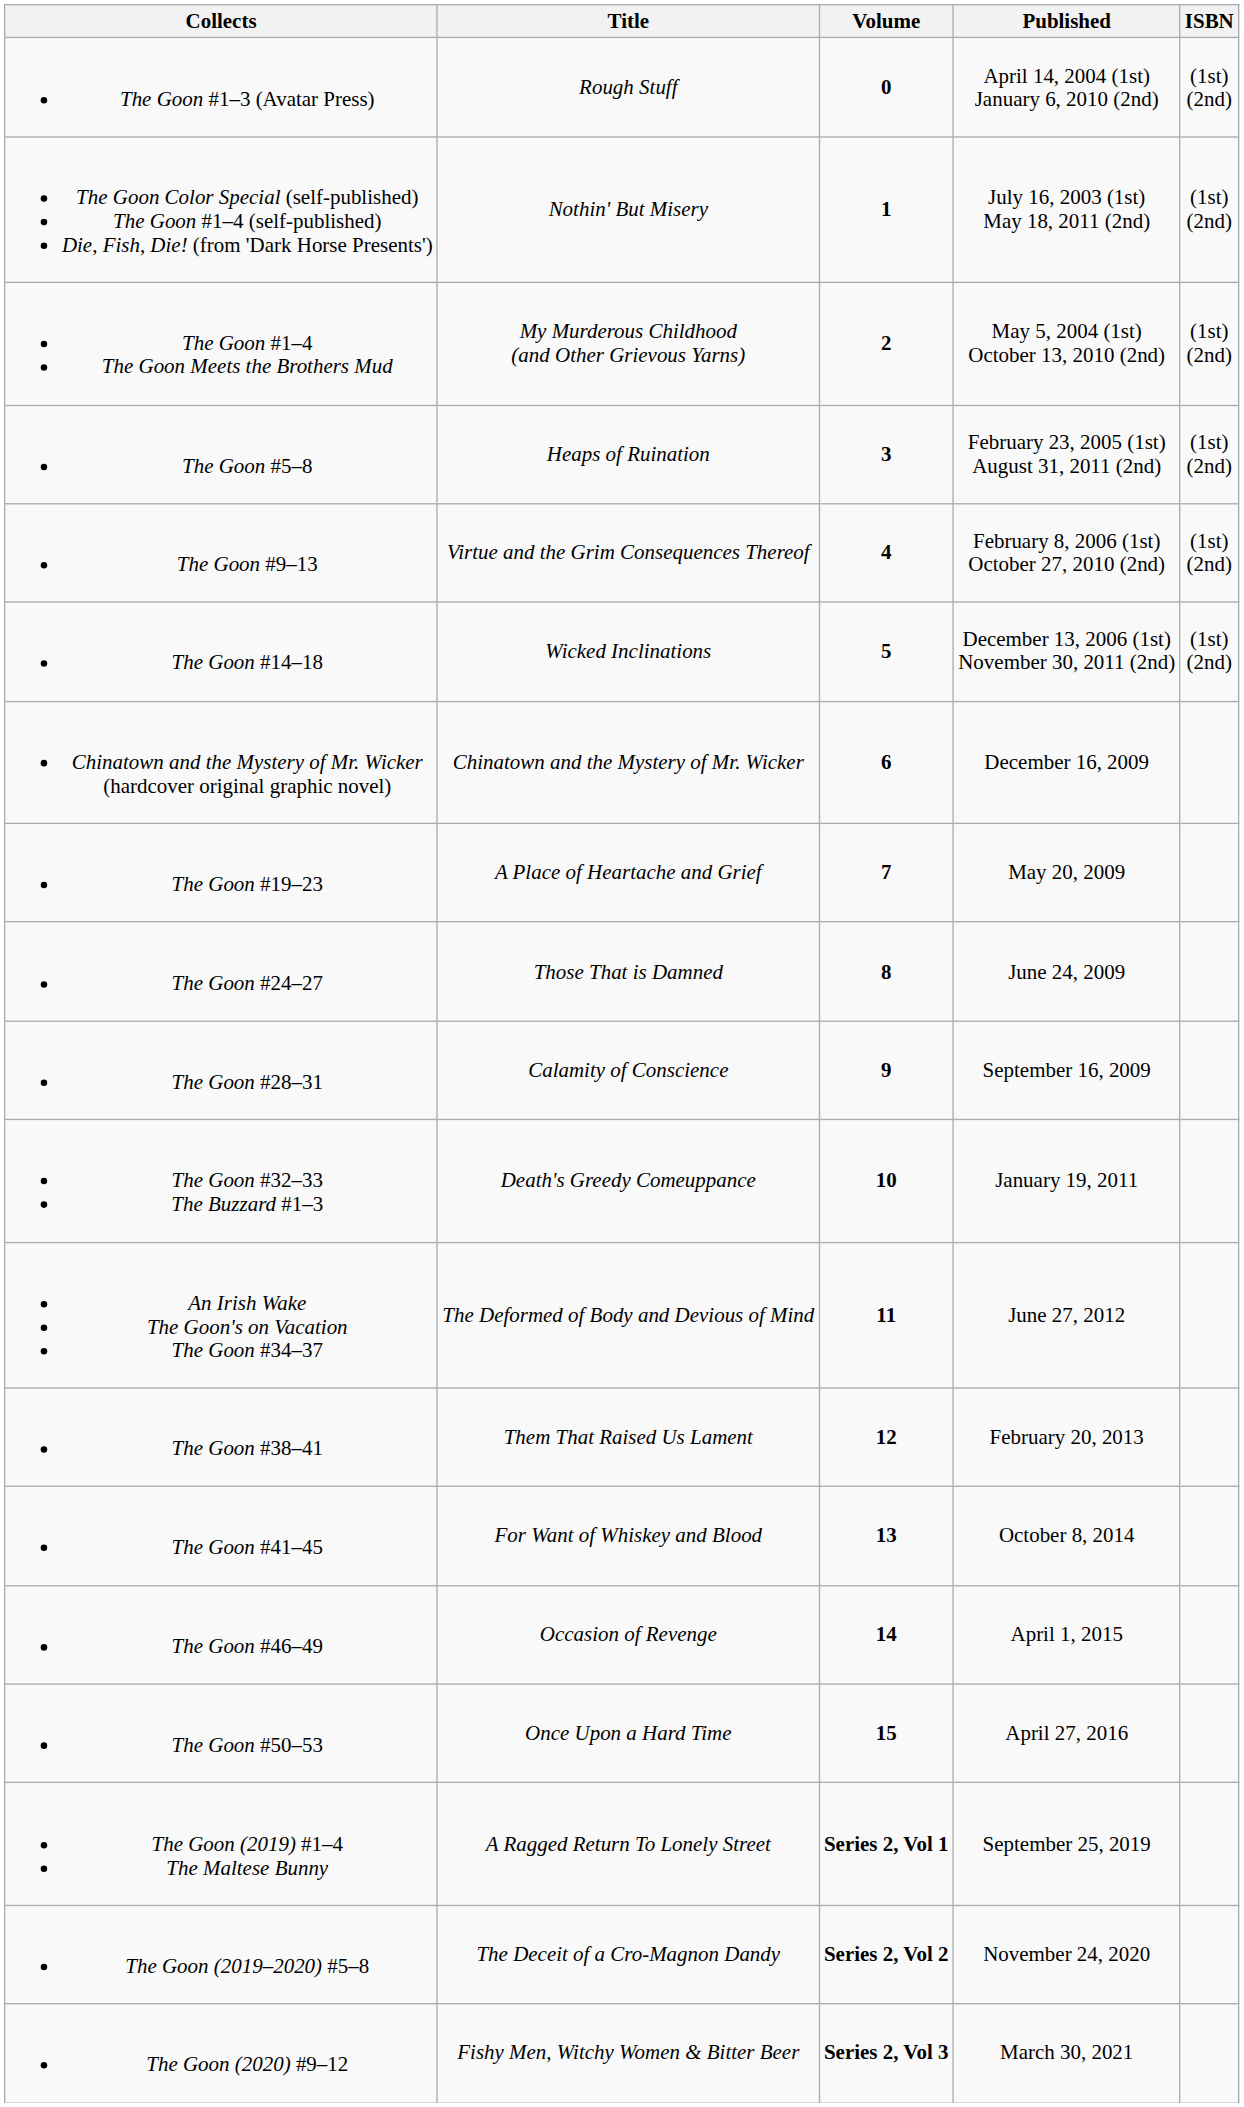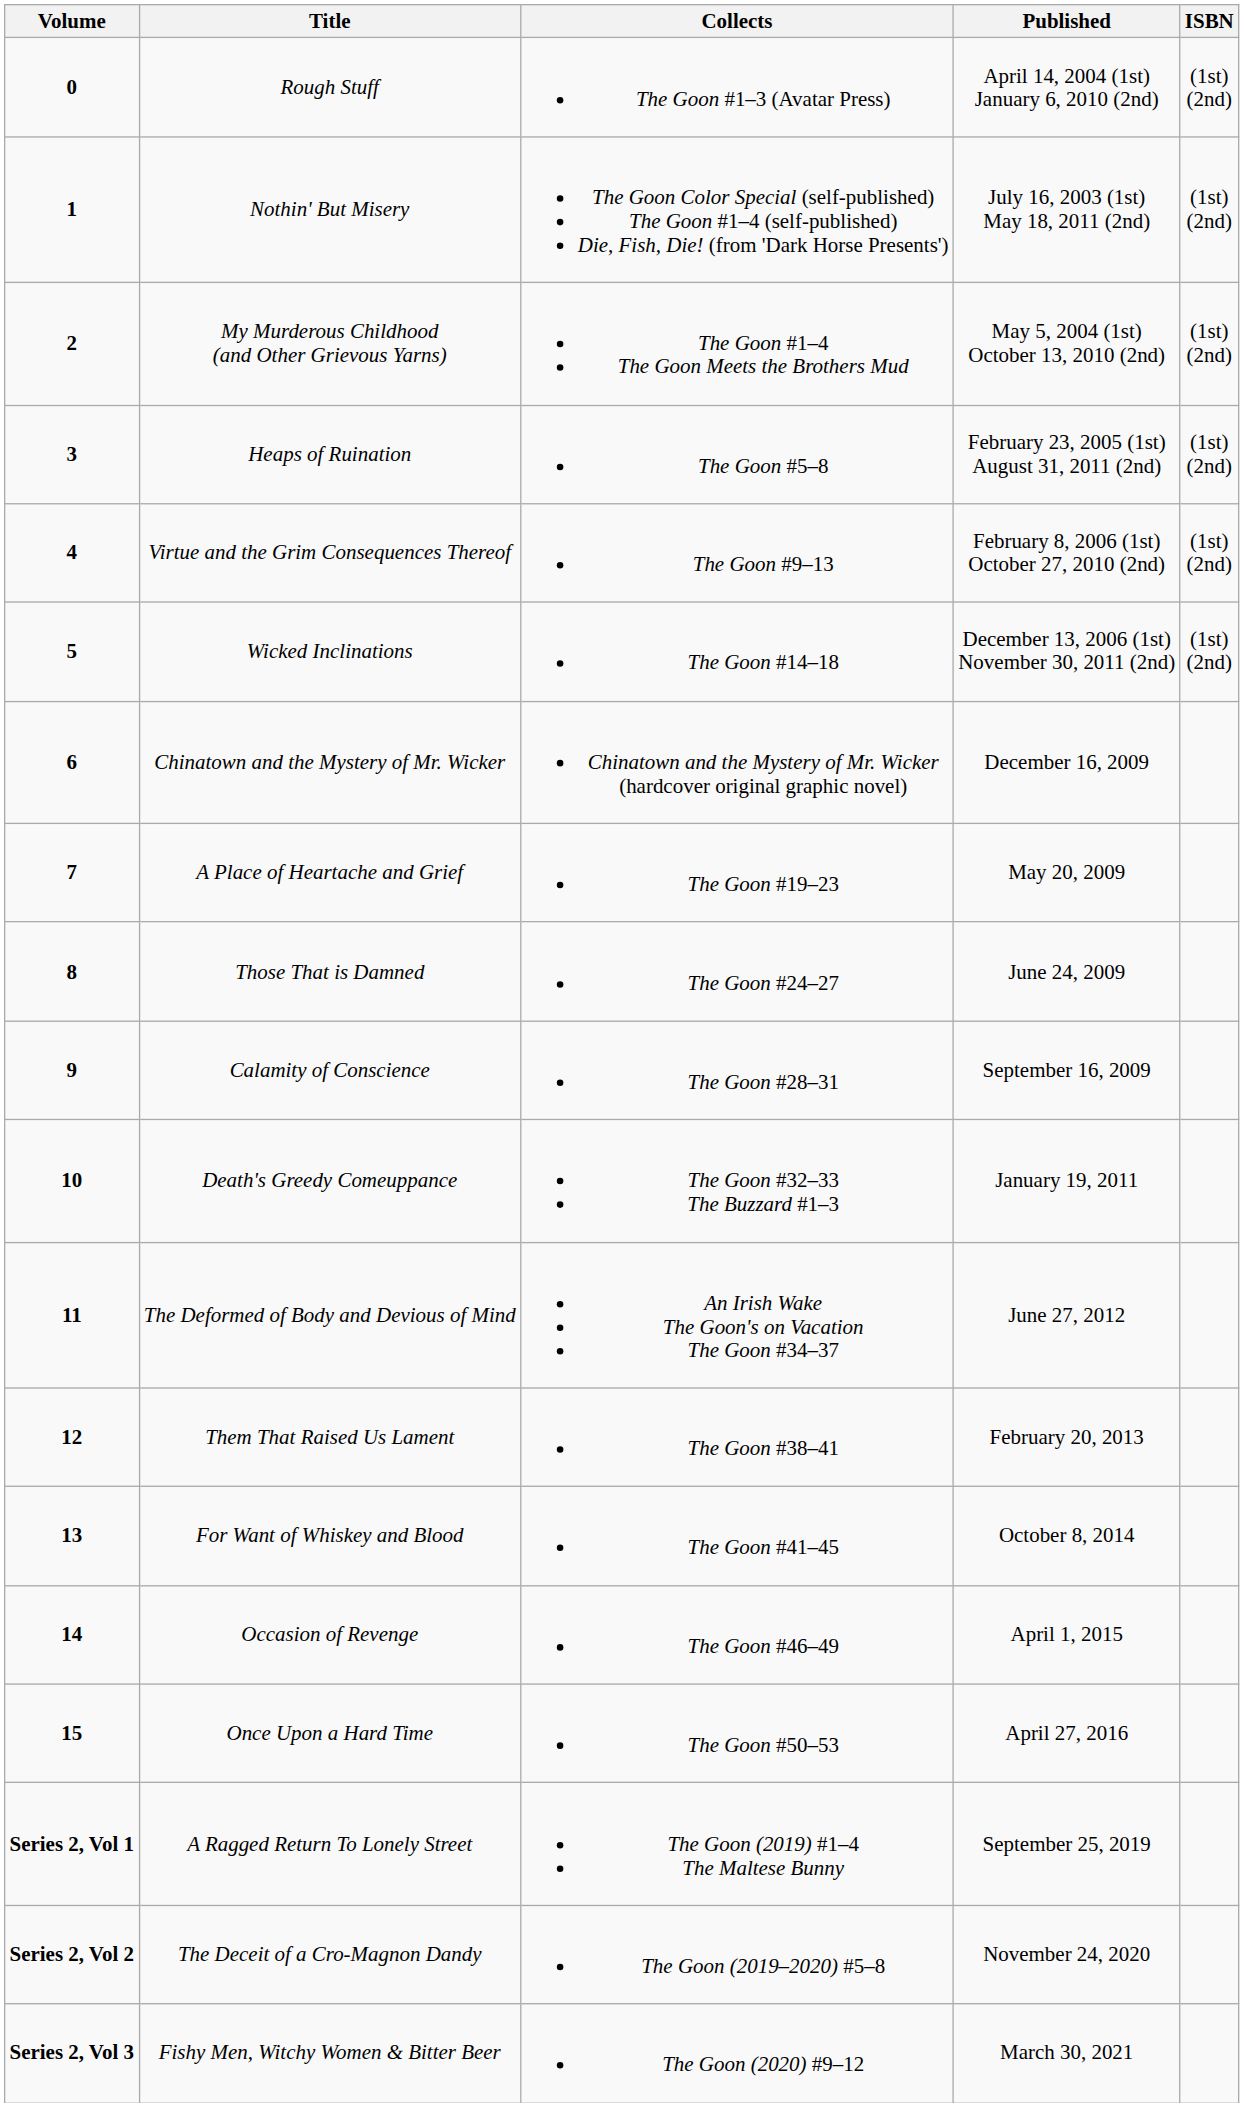columns swapped: (886, 21) <-> (221, 21)
